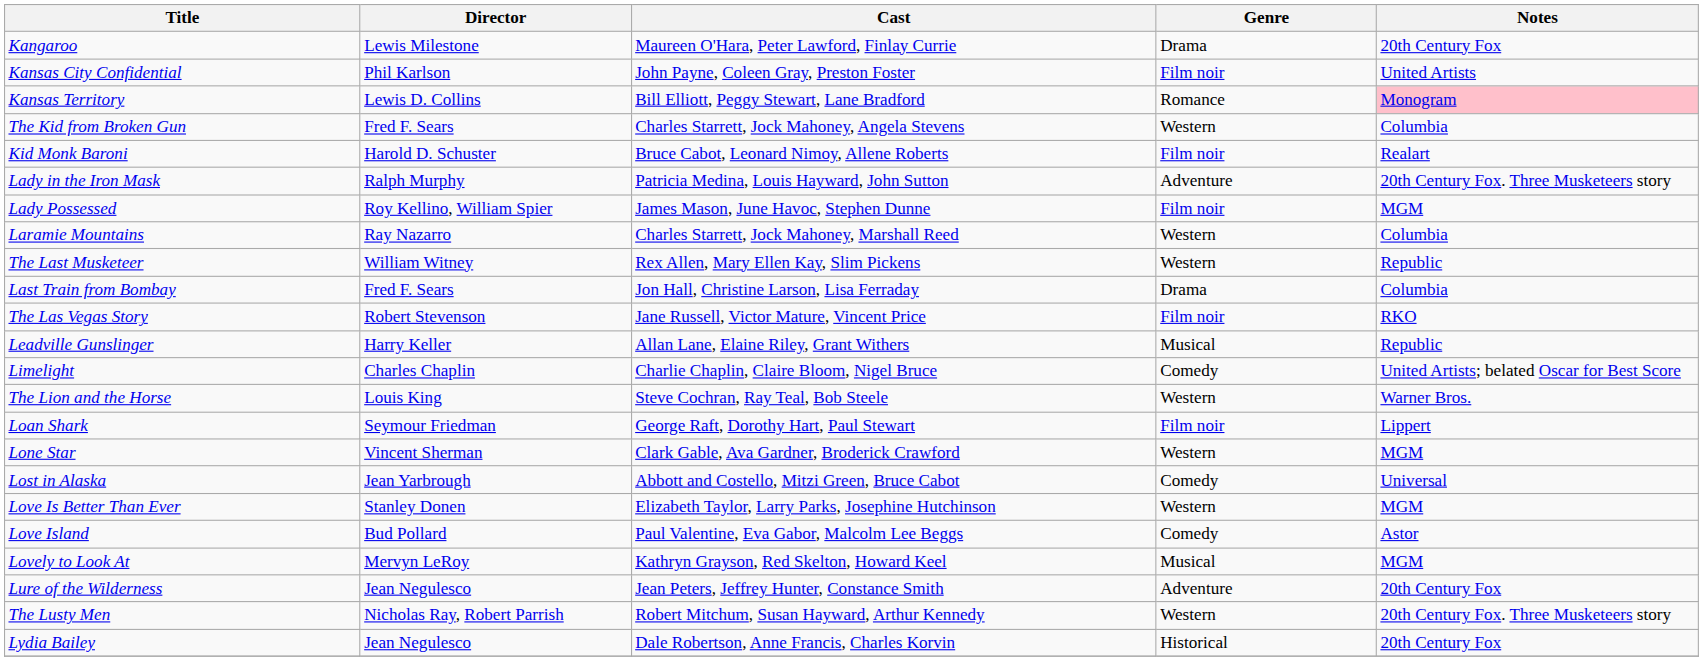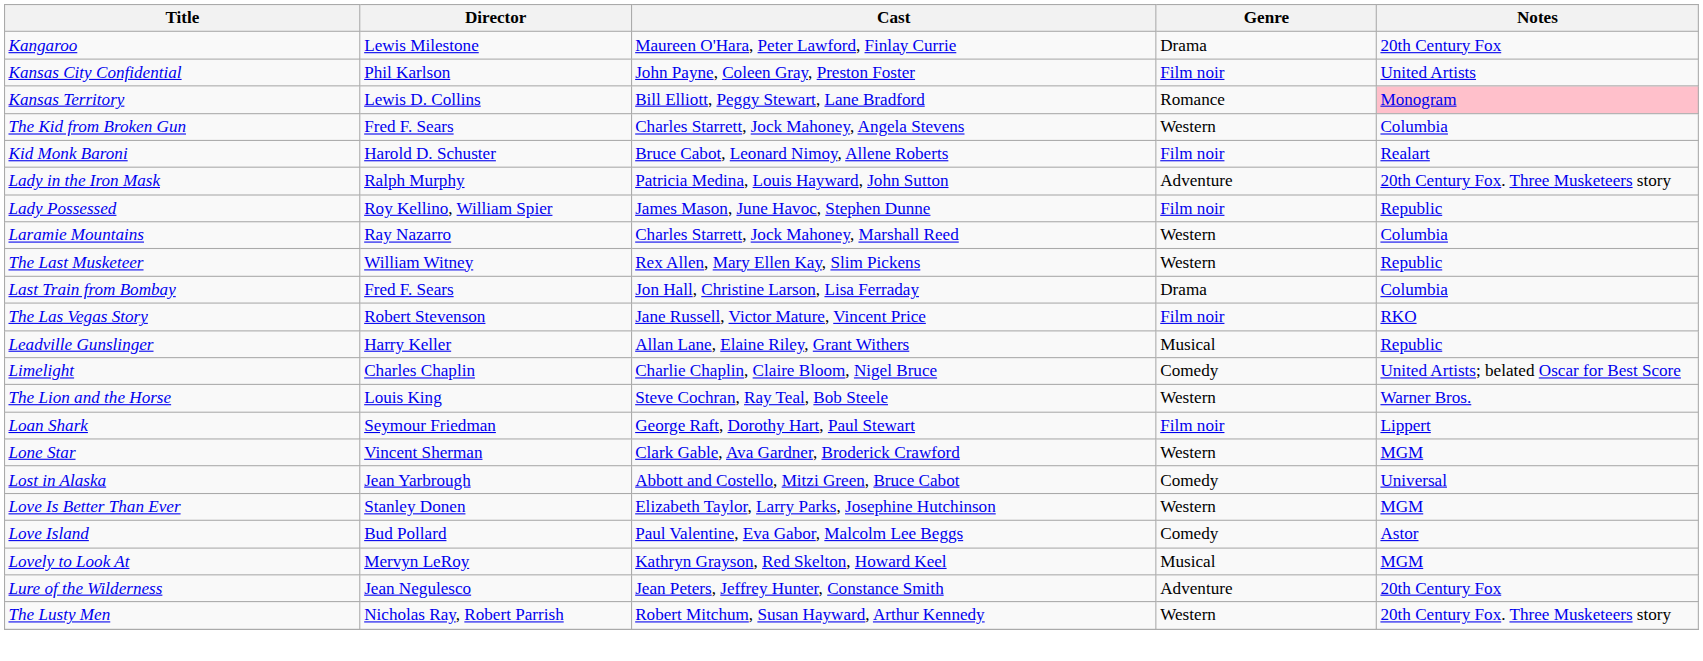(1402, 208) MGM -> (1411, 208) Republic
- row: (52, 642)
